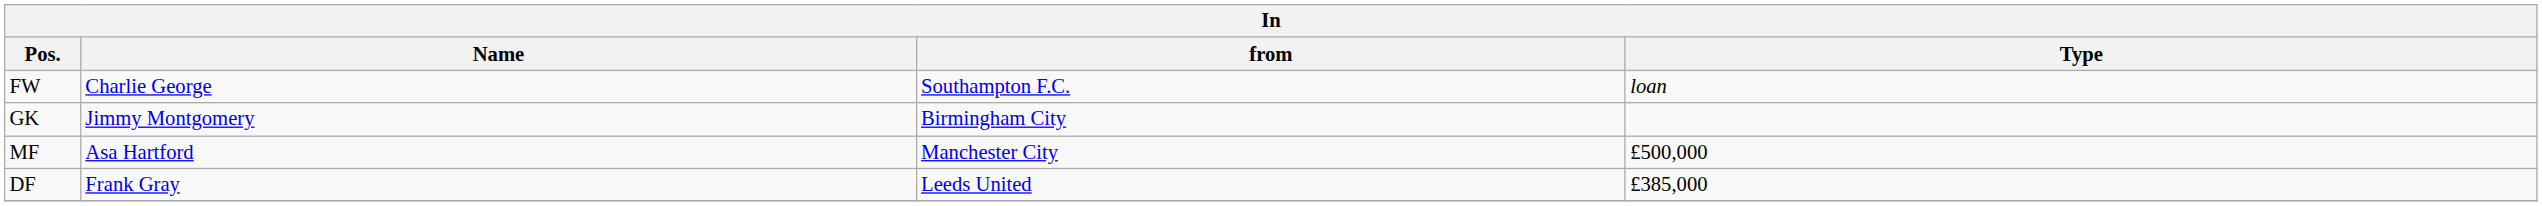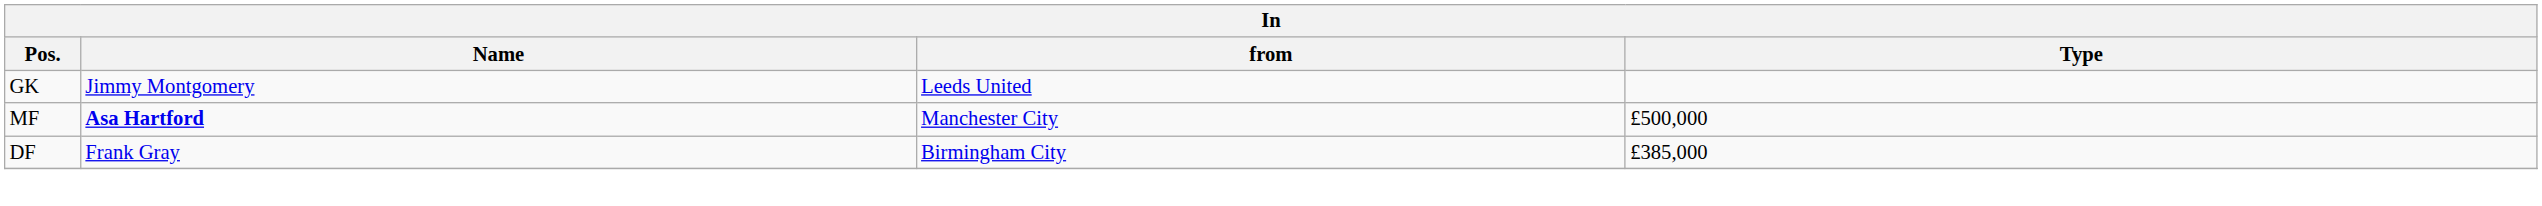- row: (25, 86)
(994, 119) Birmingham City -> (976, 86) Leeds United
(140, 151) normal -> (145, 119) bold
(976, 184) Leeds United -> (994, 151) Birmingham City
